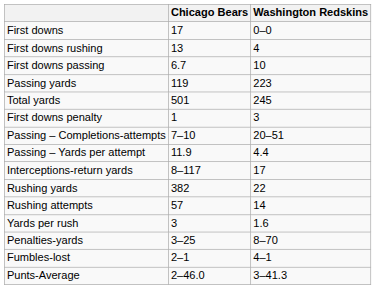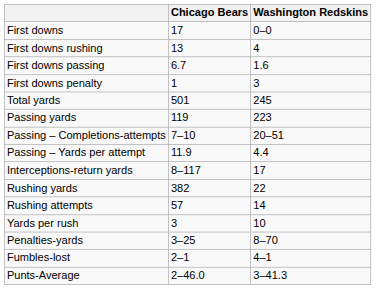(259, 65) 10 -> (261, 65) 1.6
rows swapped: (54, 118) <-> (42, 83)
(261, 223) 1.6 -> (259, 223) 10
